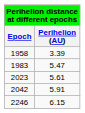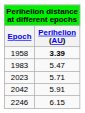(57, 53) normal -> (57, 53) bold
(57, 77) 5.61 -> (57, 77) 5.71
